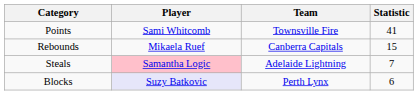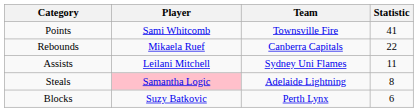(392, 47) 15 -> (392, 47) 22
+ row: (58, 64)
(392, 64) 7 -> (392, 81) 8
(176, 81) lavender background -> (176, 98) no background
